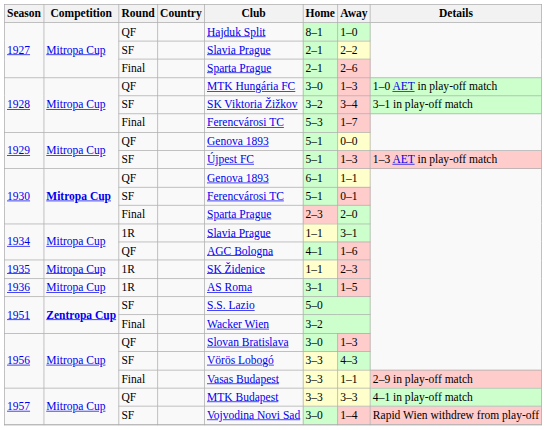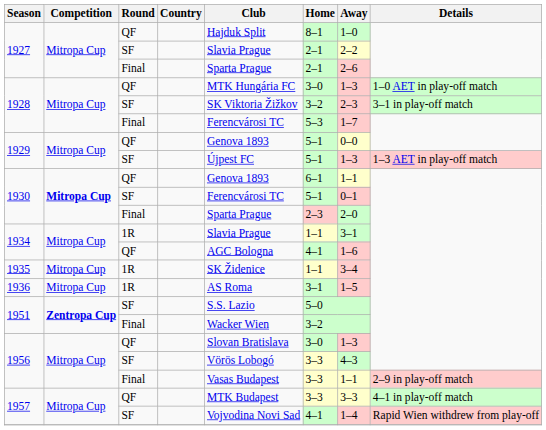(349, 104) 3–4 -> (349, 104) 2–3
(349, 269) 2–3 -> (349, 269) 3–4
(314, 415) 3–0 -> (314, 415) 4–1
